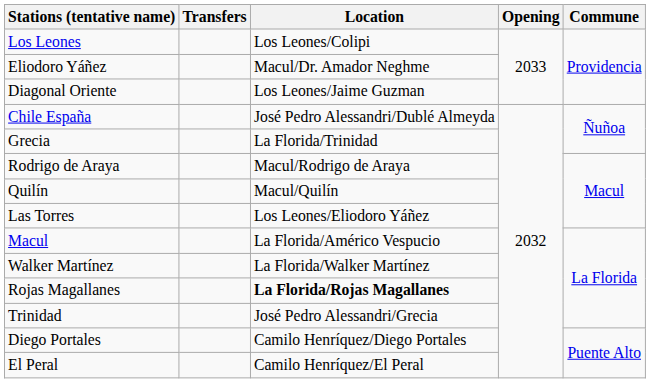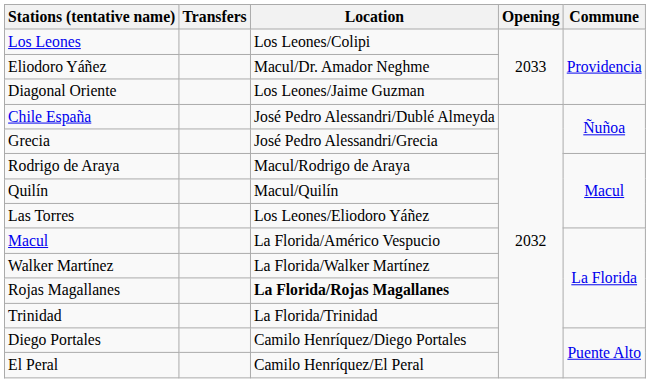(316, 141) La Florida/Trinidad -> (346, 141) José Pedro Alessandri/Grecia
(346, 315) José Pedro Alessandri/Grecia -> (316, 315) La Florida/Trinidad
